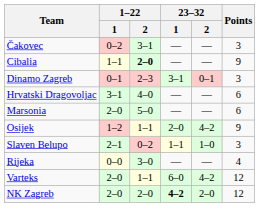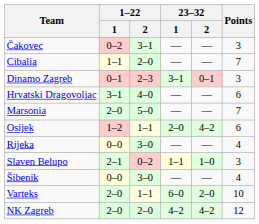(145, 62) bold -> (145, 62) normal
(238, 62) 9 -> (238, 62) 7
(238, 111) 6 -> (238, 111) 7
(238, 128) 9 -> (238, 128) 6
rows swapped: (20, 161) <-> (37, 144)
+ row: (23, 177)
(207, 177) 4–2 -> (207, 194) 2–0
(238, 177) 12 -> (238, 194) 10
(176, 194) bold -> (176, 210) normal
(207, 194) 2–0 -> (207, 210) 4–2
